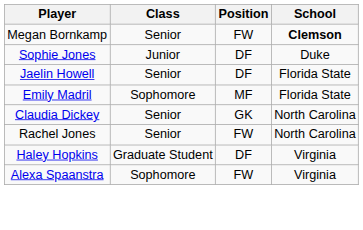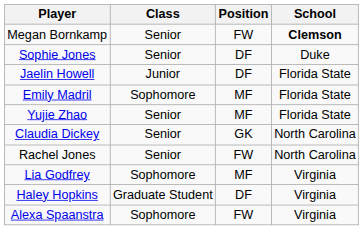(163, 54) Junior -> (163, 54) Senior
(163, 74) Senior -> (163, 74) Junior
+ row: (57, 114)
+ row: (57, 174)
